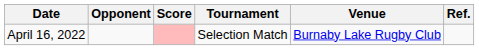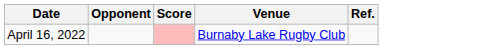- column: (243, 14)
